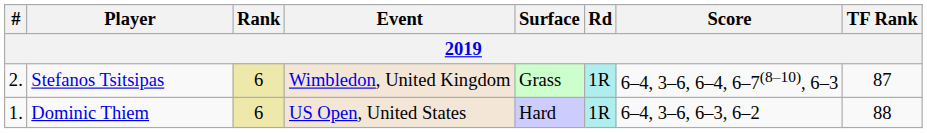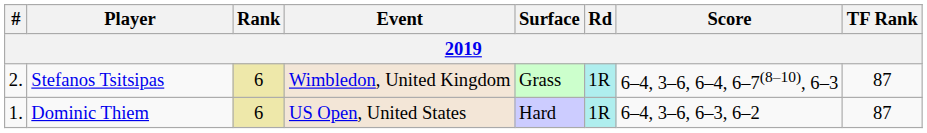(882, 112) 88 -> (882, 112) 87
